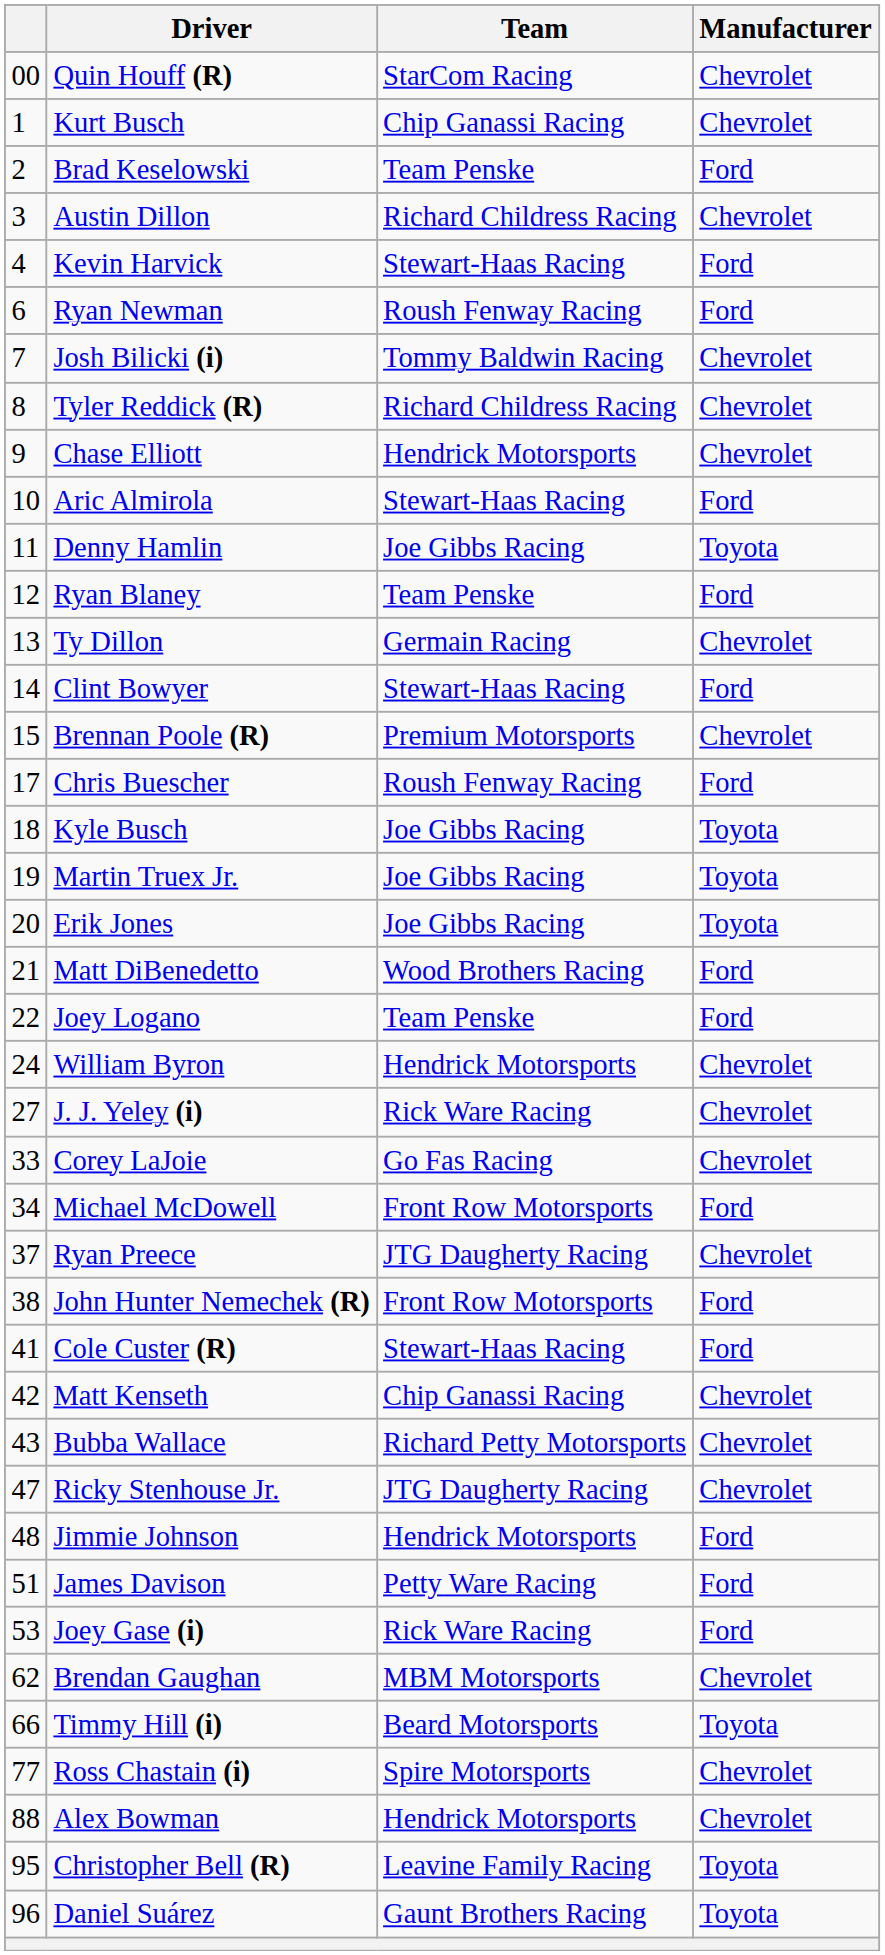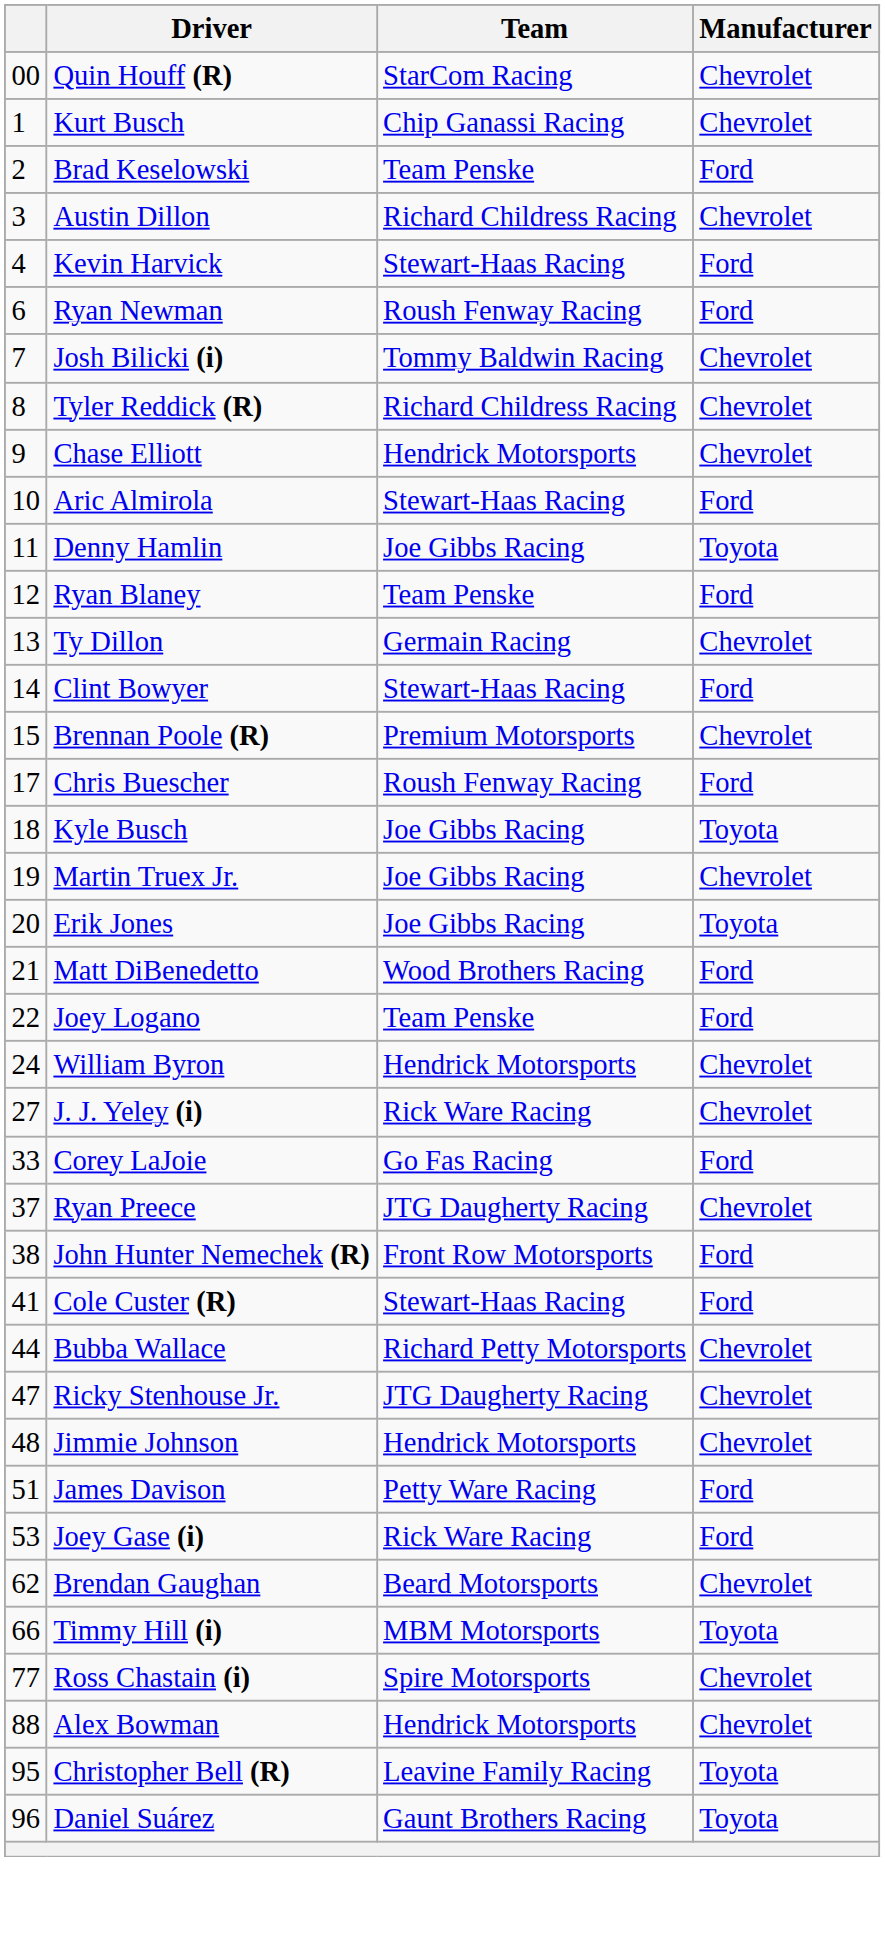(739, 876) Toyota -> (756, 876) Chevrolet
(756, 1159) Chevrolet -> (726, 1159) Ford
- row: (165, 1206)
- row: (131, 1394)
(26, 1441) 43 -> (26, 1347) 44
(726, 1536) Ford -> (756, 1441) Chevrolet
(491, 1677) MBM Motorsports -> (491, 1583) Beard Motorsports
(491, 1724) Beard Motorsports -> (491, 1630) MBM Motorsports
